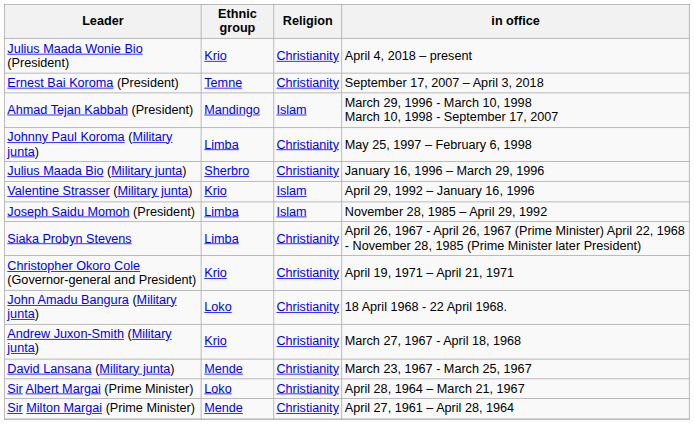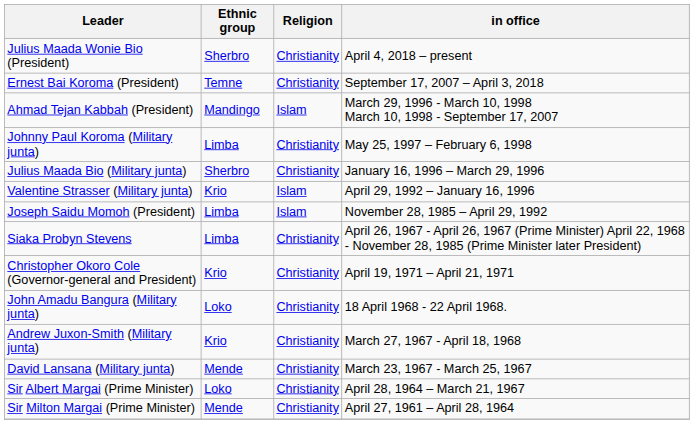(215, 55) Krio -> (227, 55) Sherbro
